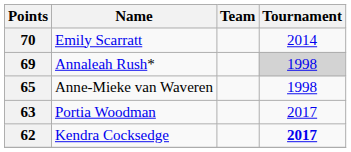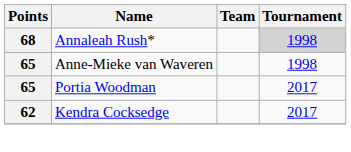- row: (99, 40)
(28, 64) 69 -> (28, 40) 68
(28, 111) 63 -> (28, 87) 65
(302, 135) bold -> (302, 111) normal
